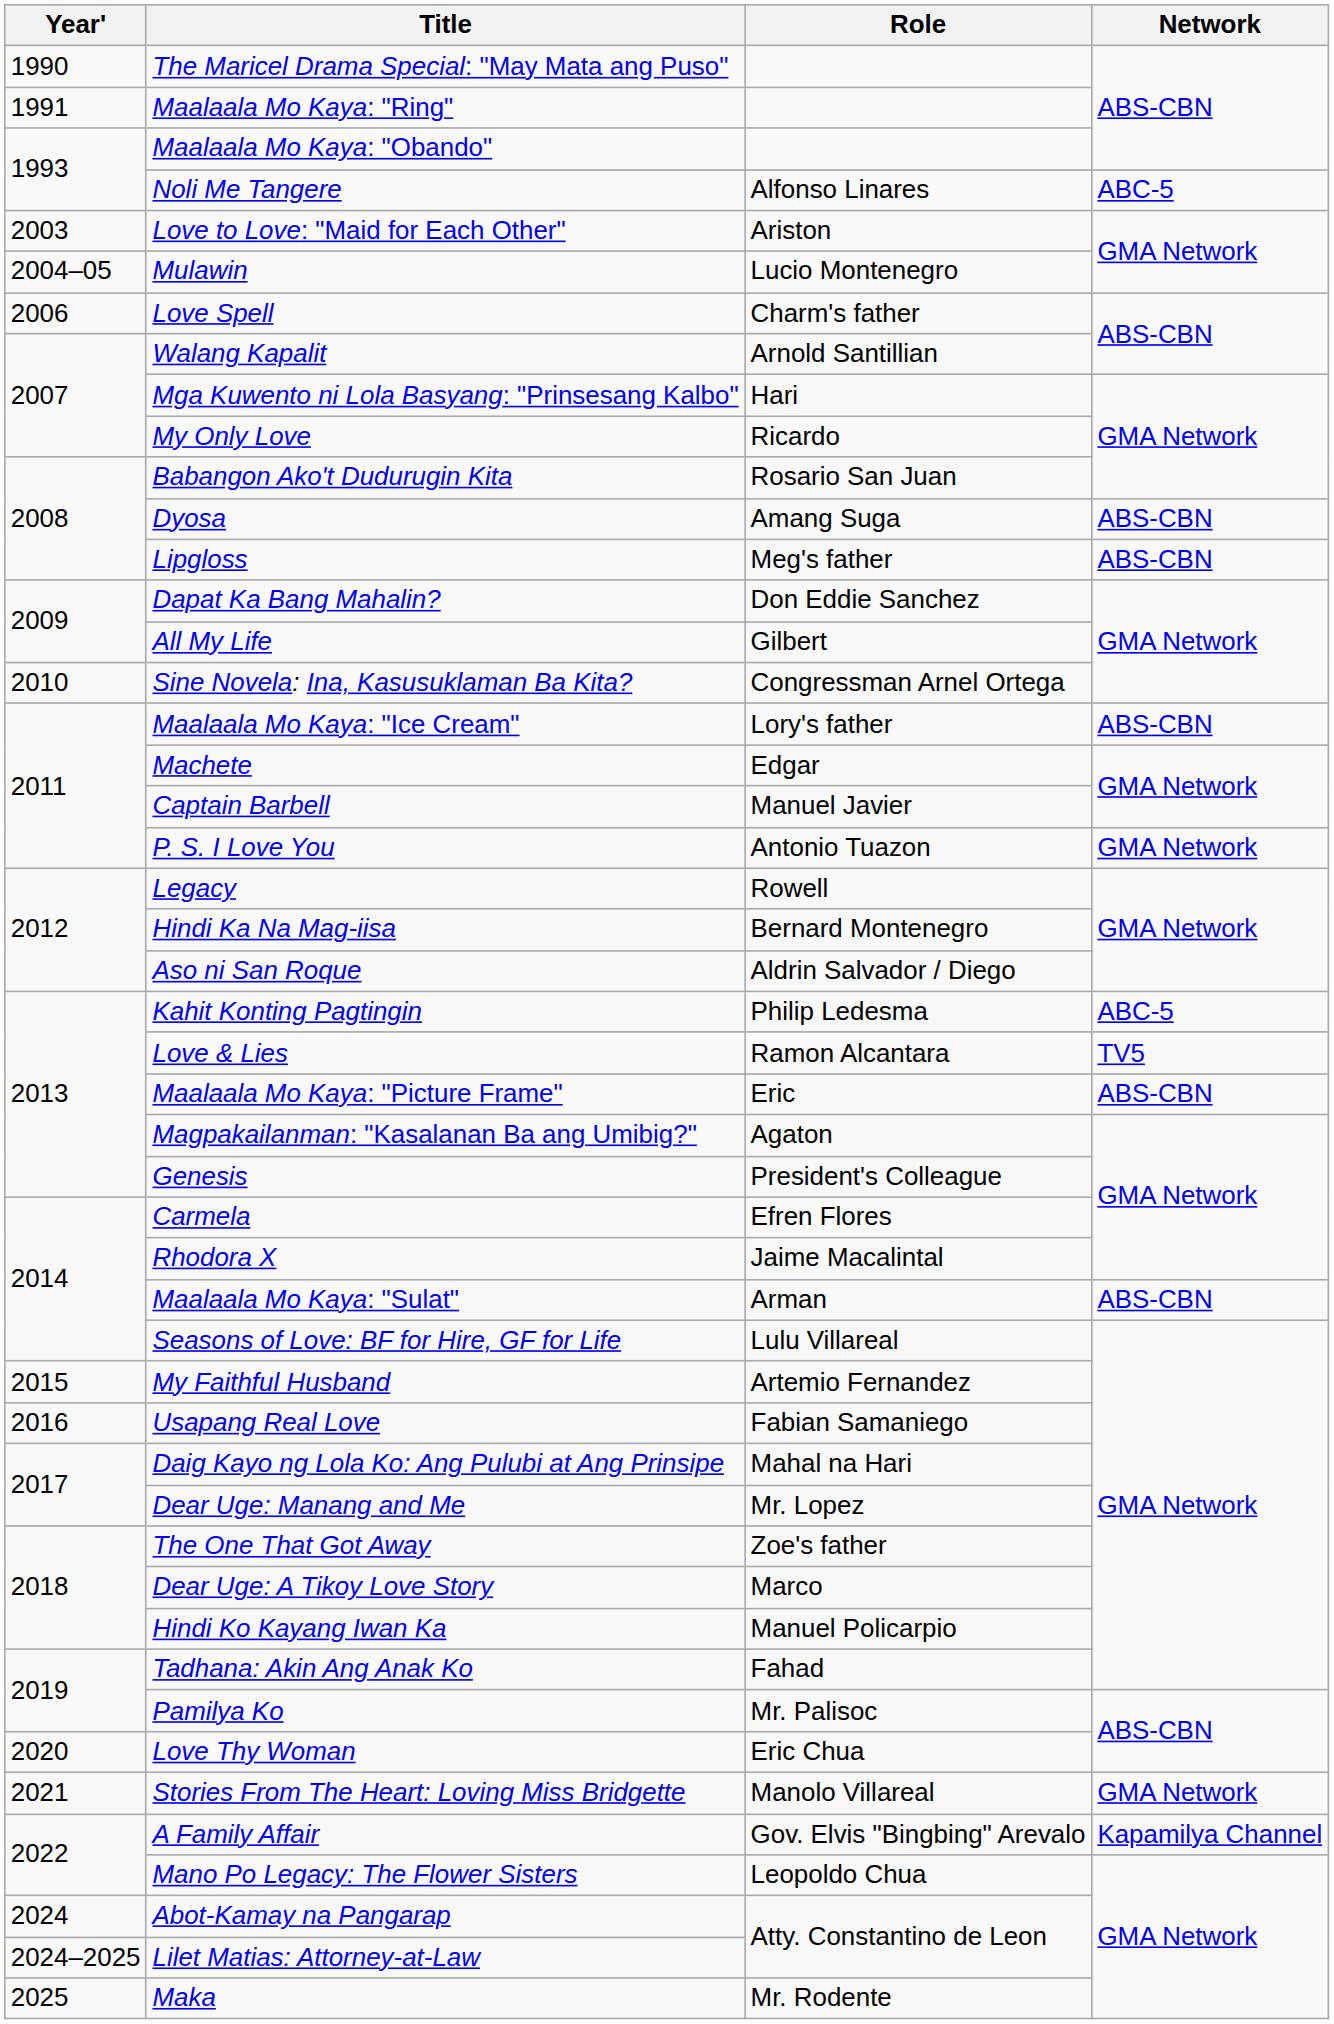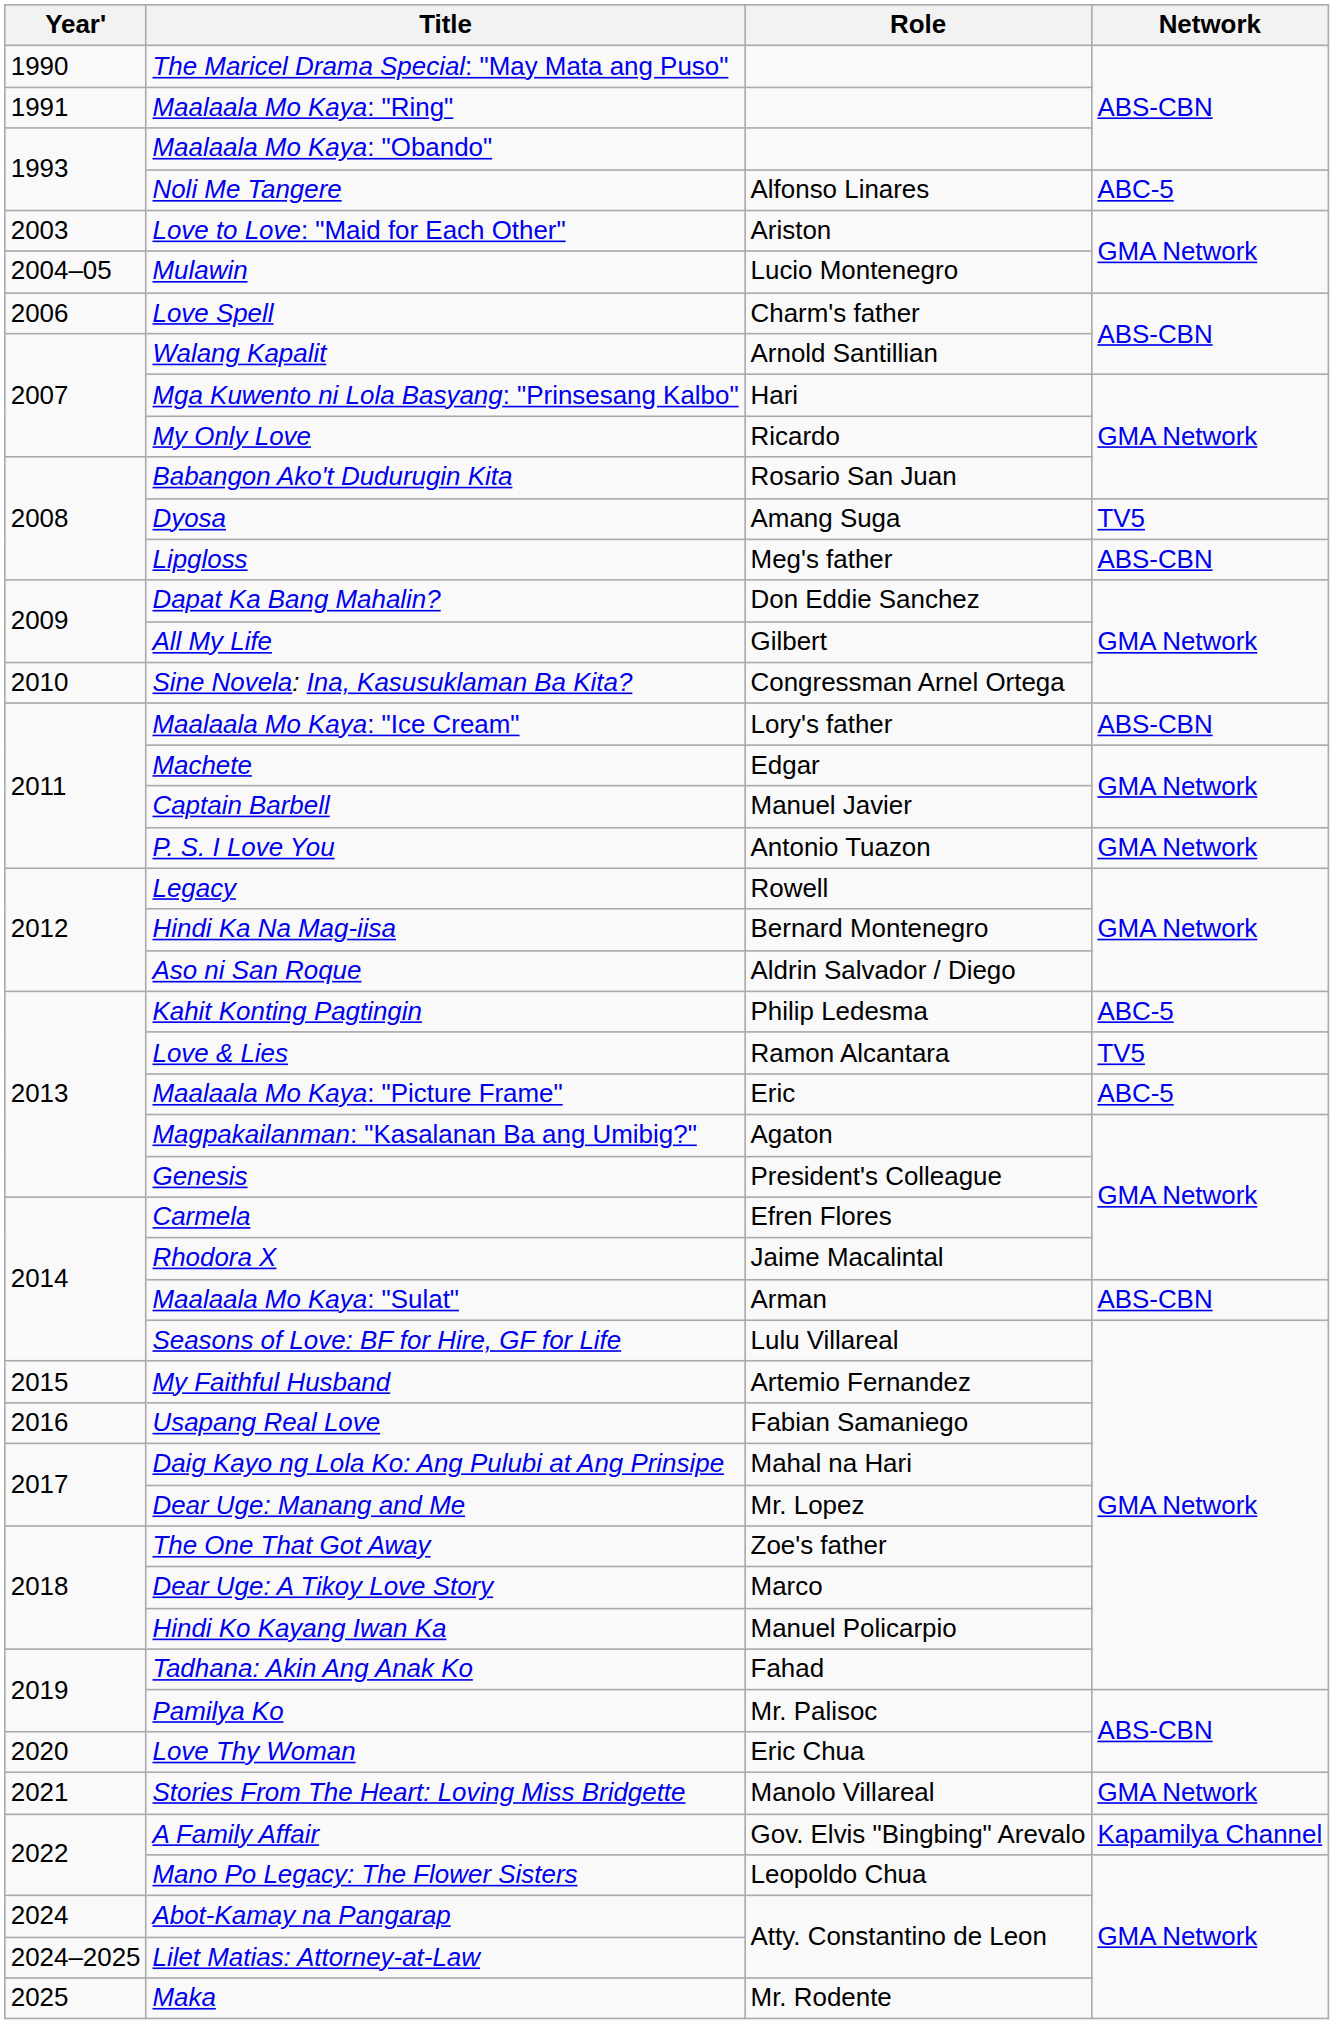(1155, 518) ABS-CBN -> (1121, 518) TV5
(1155, 1093) ABS-CBN -> (1136, 1093) ABC-5
